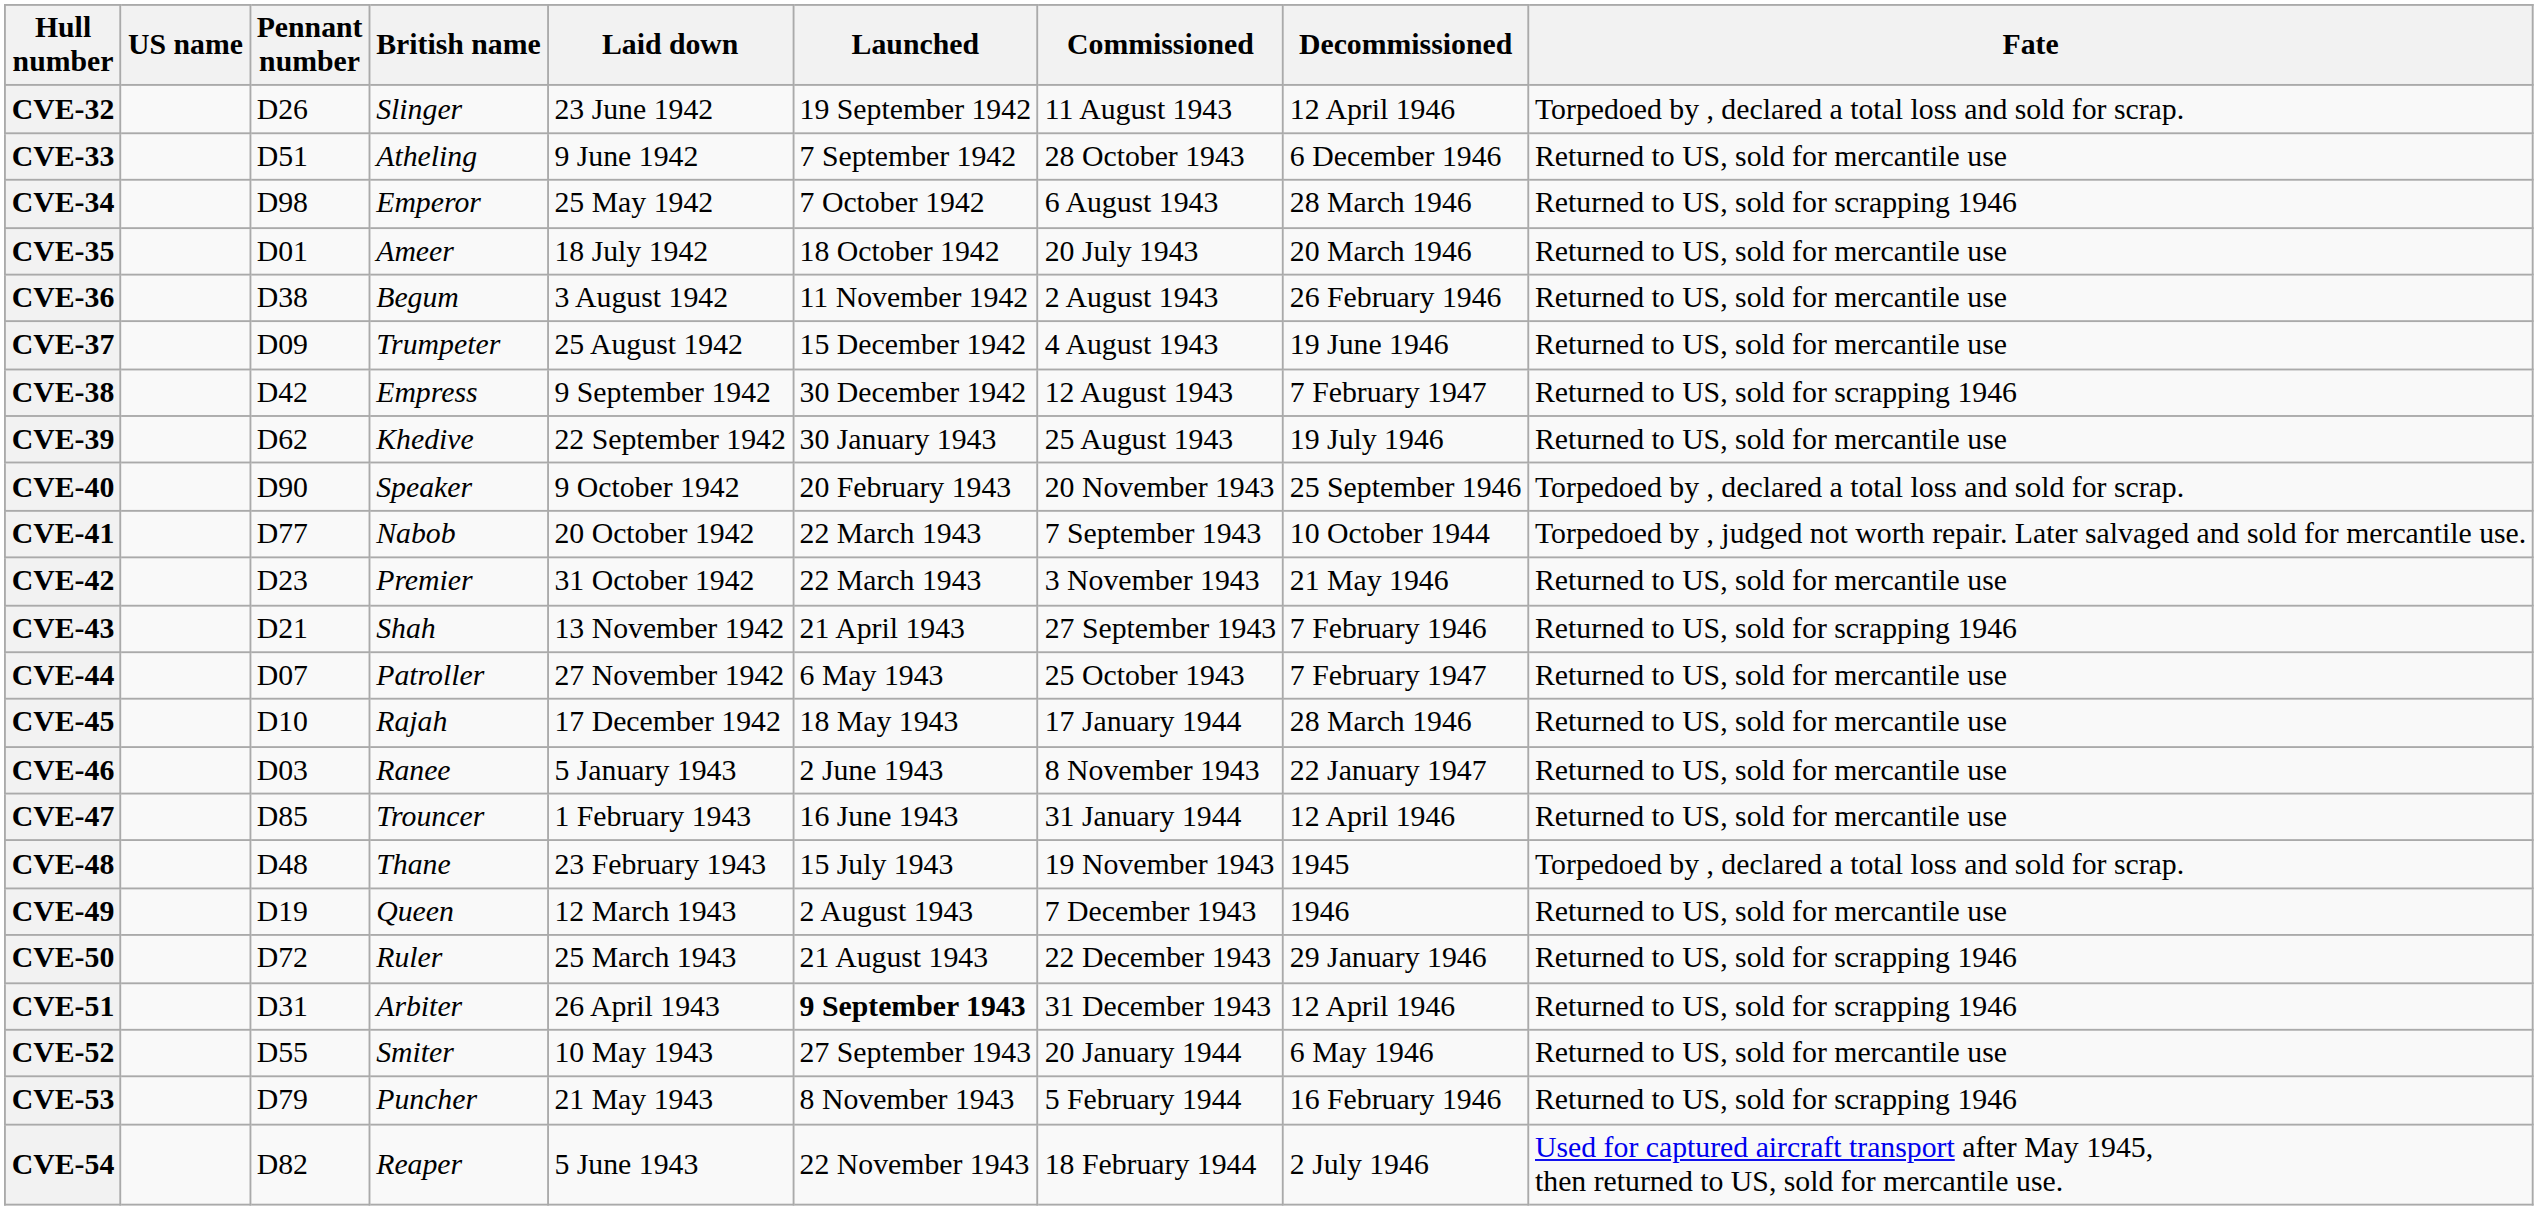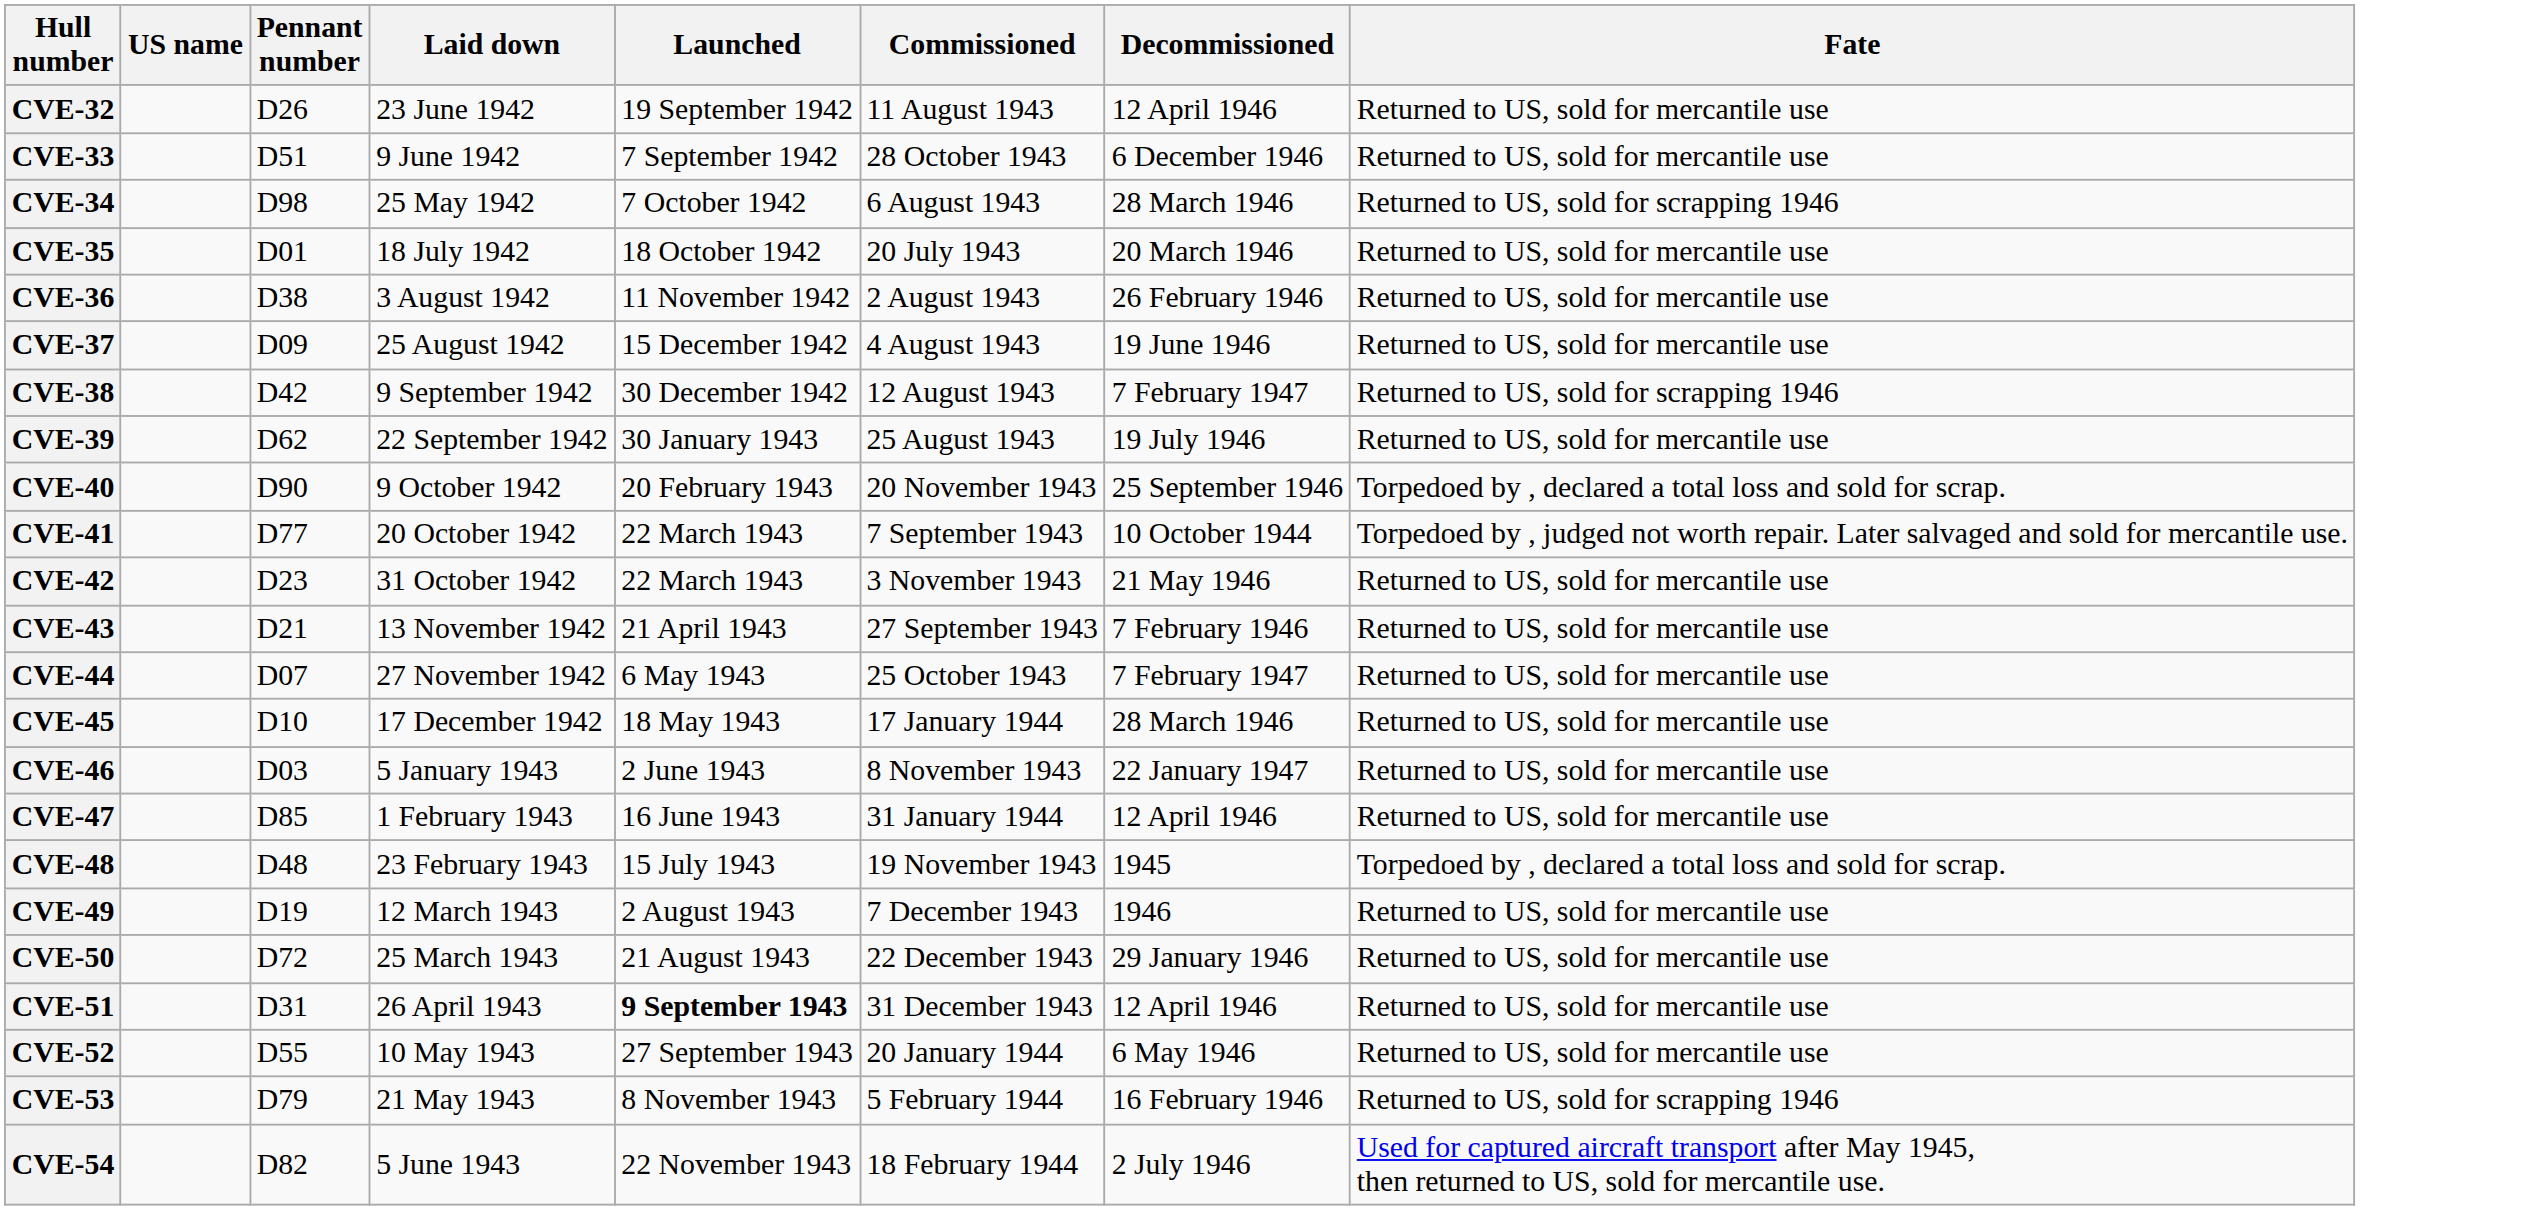- column: (458, 44)
(1860, 108) Torpedoed by , declared a total loss and sold for scrap. -> (1593, 108) Returned to US, sold for mercantile use
(1776, 627) Returned to US, sold for scrapping 1946 -> (1593, 627) Returned to US, sold for mercantile use
(1776, 958) Returned to US, sold for scrapping 1946 -> (1593, 958) Returned to US, sold for mercantile use
(1776, 1005) Returned to US, sold for scrapping 1946 -> (1593, 1005) Returned to US, sold for mercantile use
